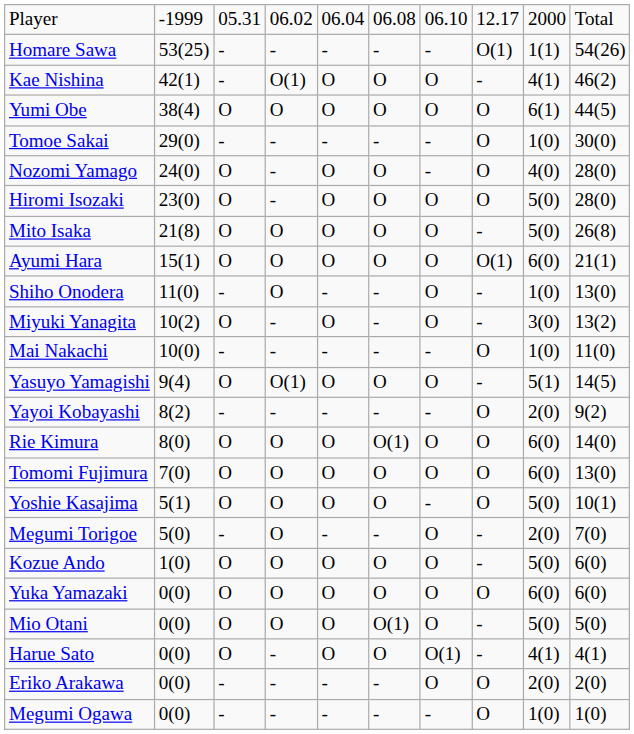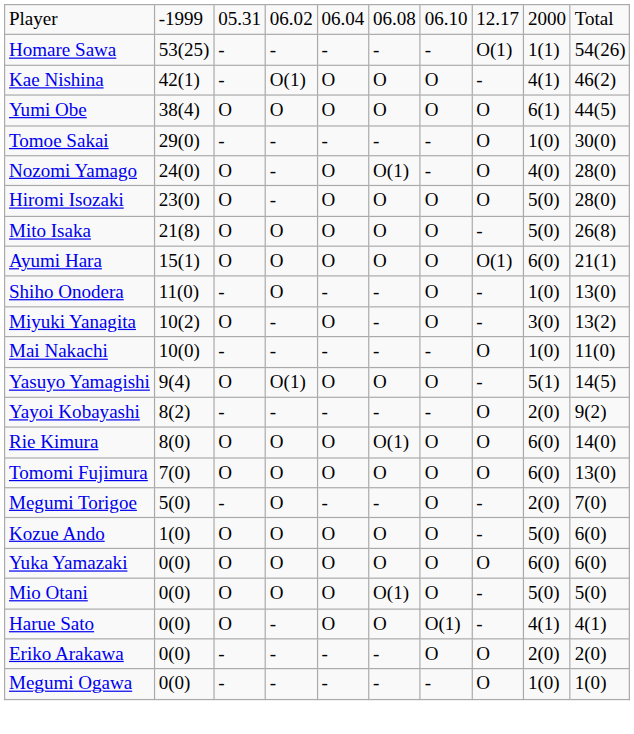(380, 170) O -> (391, 170) O(1)
- row: (73, 502)
